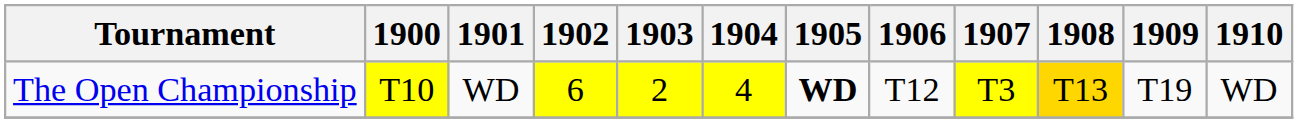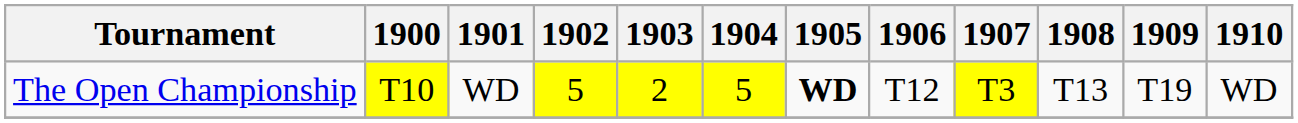(575, 89) 6 -> (575, 89) 5
(744, 89) 4 -> (744, 89) 5
(1081, 89) gold background -> (1081, 89) no background
